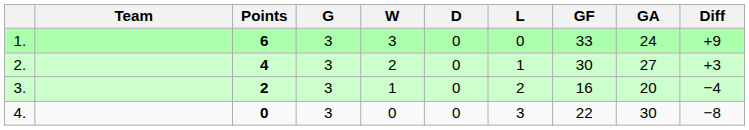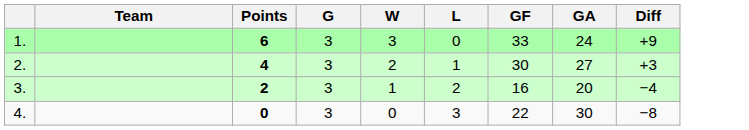- column: (456, 16)
